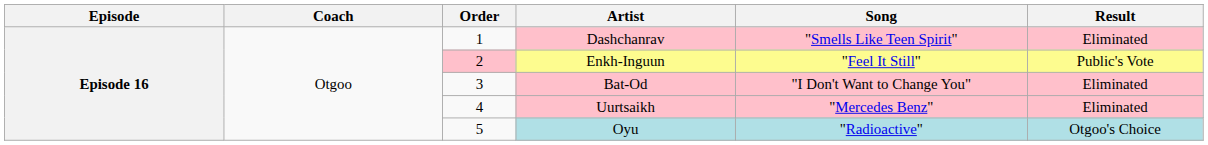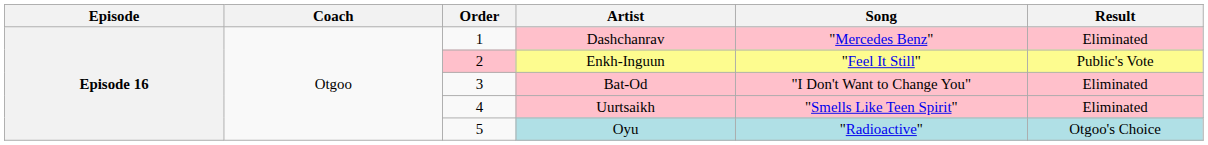(881, 38) "Smells Like Teen Spirit" -> (881, 38) "Mercedes Benz"
(881, 106) "Mercedes Benz" -> (881, 106) "Smells Like Teen Spirit"
